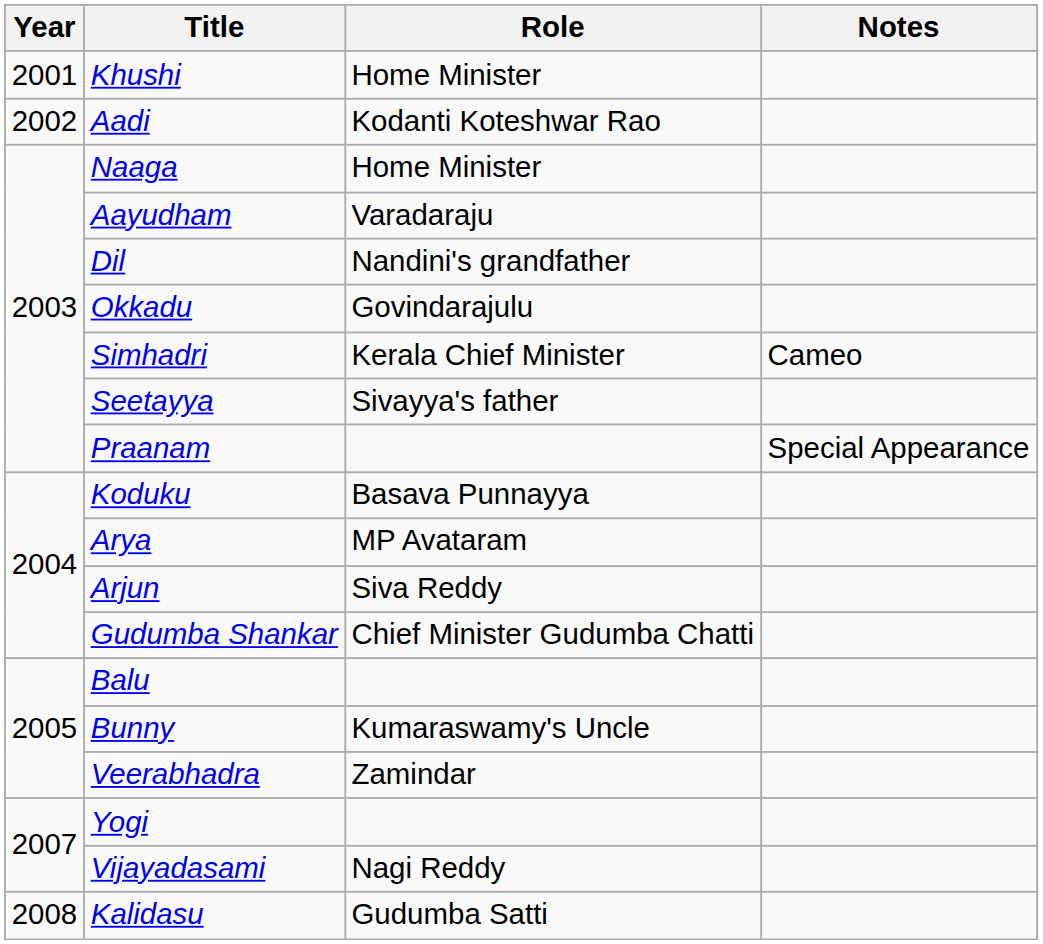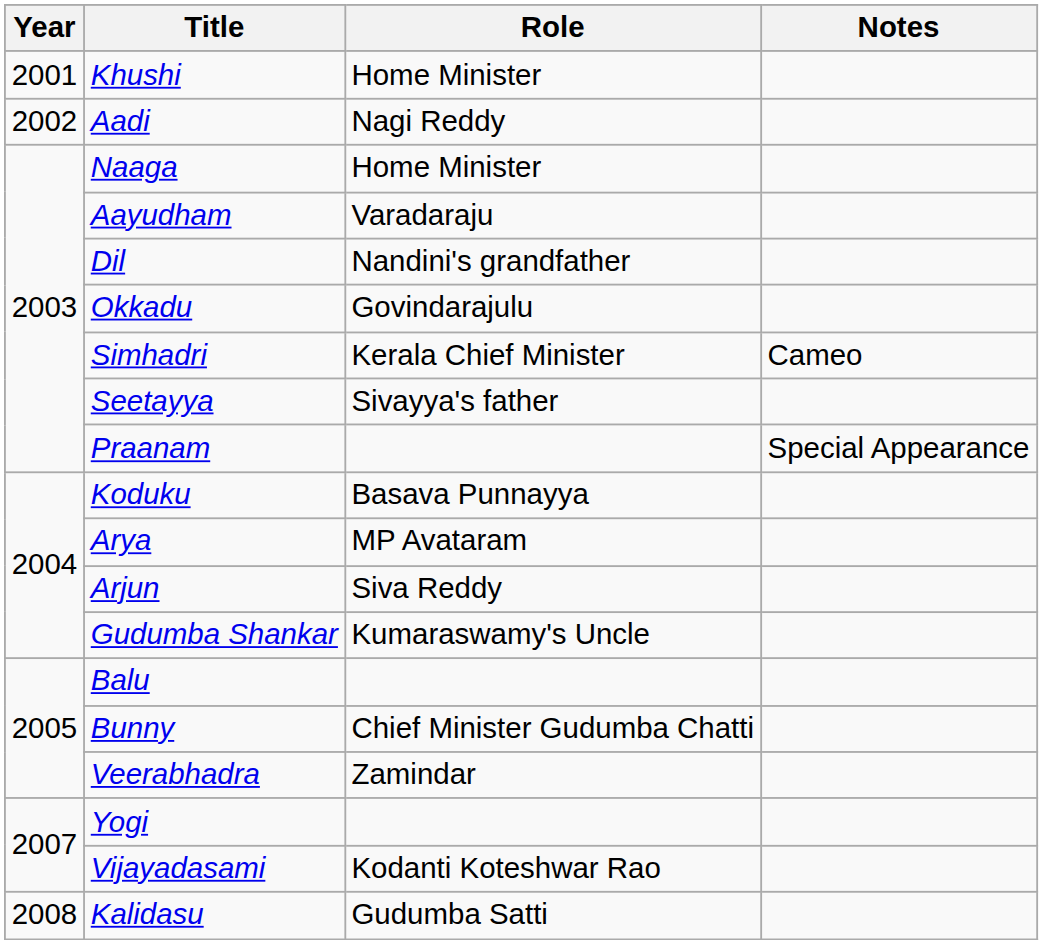(506, 121) Kodanti Koteshwar Rao -> (428, 121) Nagi Reddy
(553, 634) Chief Minister Gudumba Chatti -> (501, 634) Kumaraswamy's Uncle
(501, 728) Kumaraswamy's Uncle -> (553, 728) Chief Minister Gudumba Chatti
(428, 868) Nagi Reddy -> (506, 868) Kodanti Koteshwar Rao
